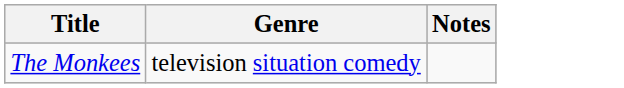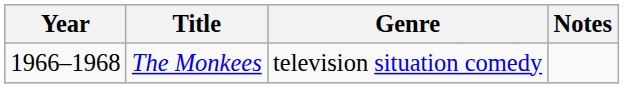+ column: (65, 23)
